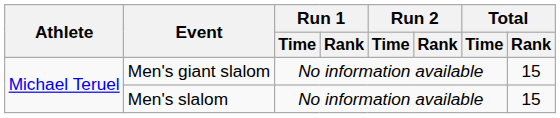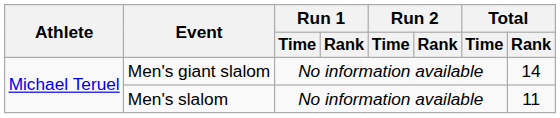(531, 72) 15 -> (531, 72) 14
(531, 99) 15 -> (531, 99) 11
